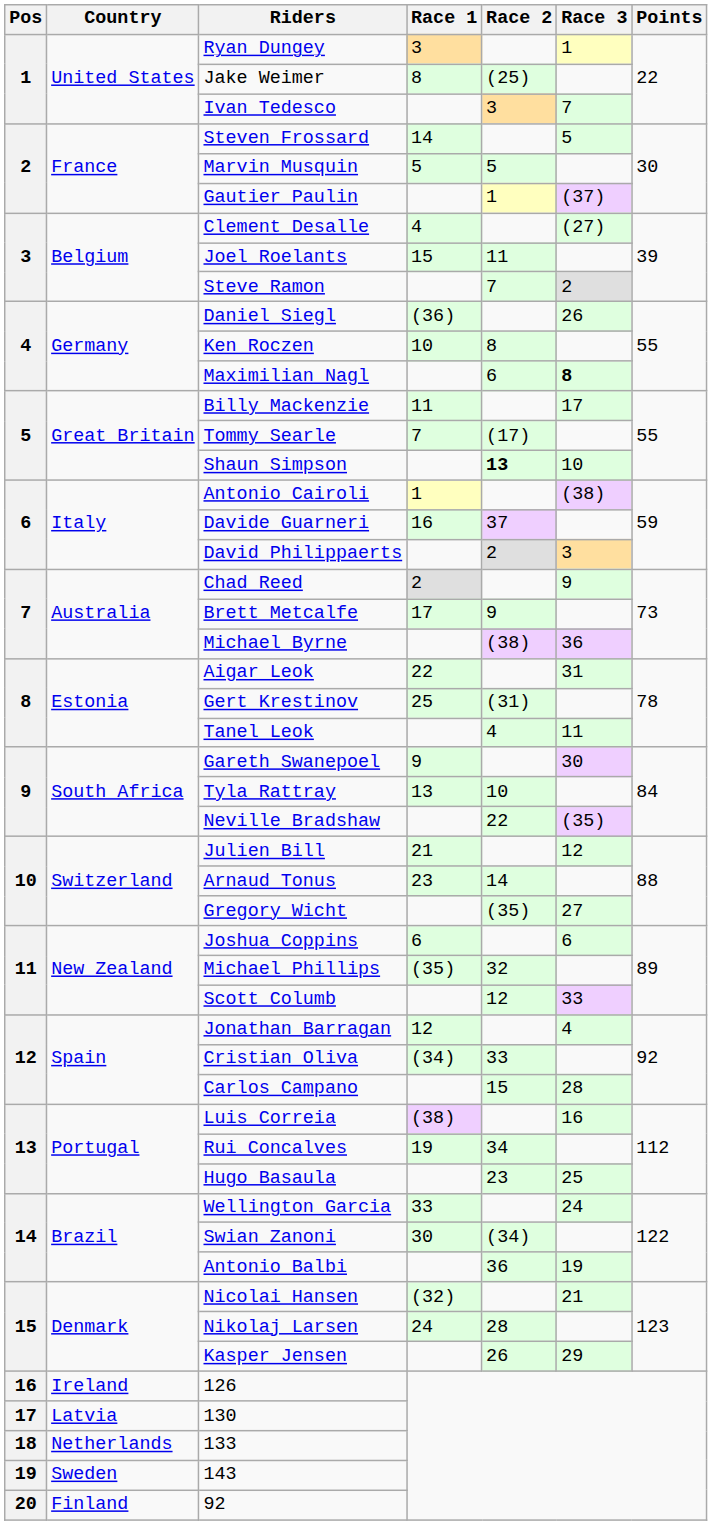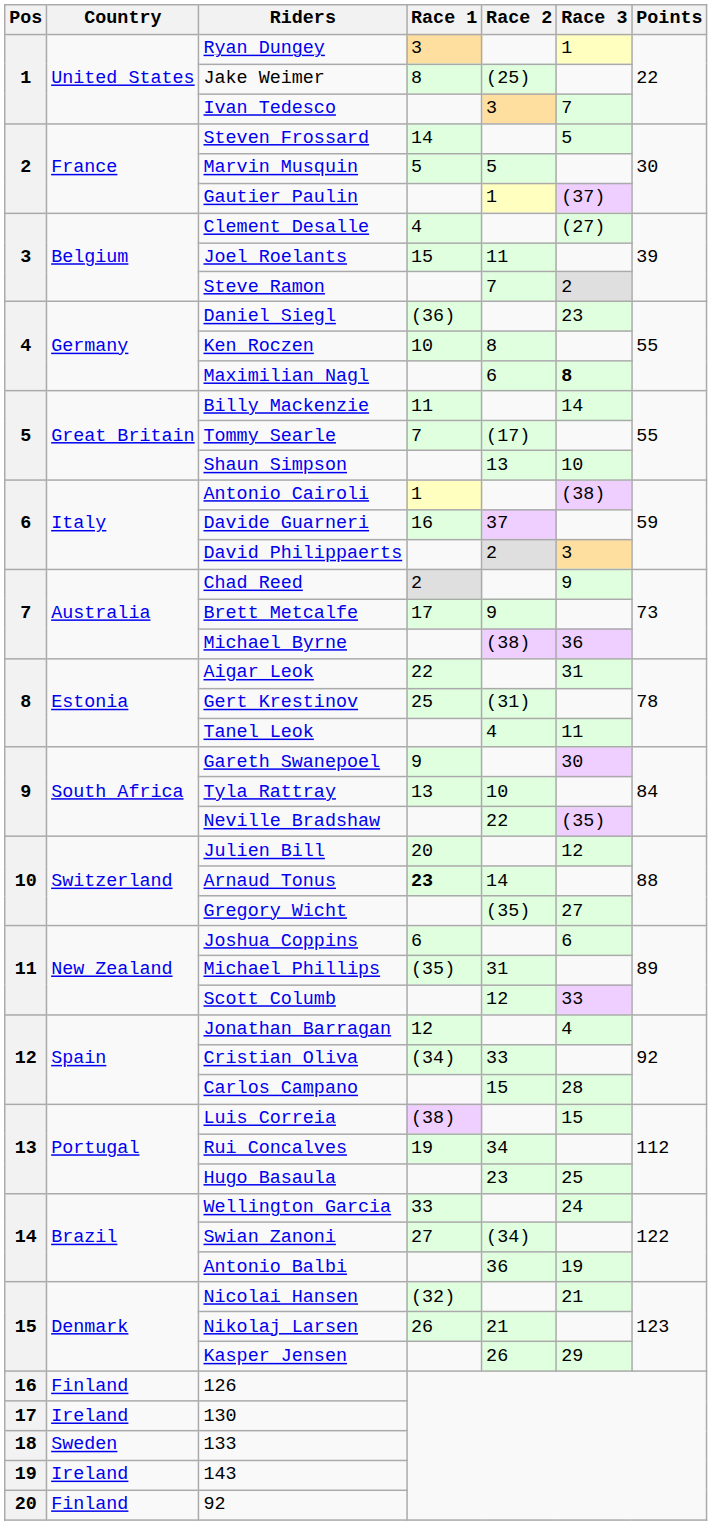(572, 317) 26 -> (572, 317) 23
(572, 406) 17 -> (572, 406) 14
(497, 466) bold -> (497, 466) normal
(422, 852) 21 -> (422, 852) 20
(422, 881) normal -> (422, 881) bold
(497, 971) 32 -> (497, 971) 31
(572, 1119) 16 -> (572, 1119) 15
(422, 1238) 30 -> (422, 1238) 27
(422, 1327) 24 -> (422, 1327) 26
(497, 1327) 28 -> (497, 1327) 21
(90, 1386) Ireland -> (90, 1386) Finland
(84, 1416) Latvia -> (90, 1416) Ireland
(112, 1446) Netherlands -> (84, 1446) Sweden
(84, 1476) Sweden -> (90, 1476) Ireland
